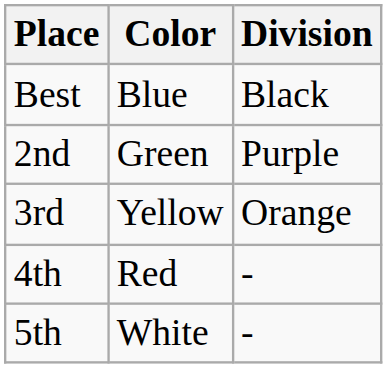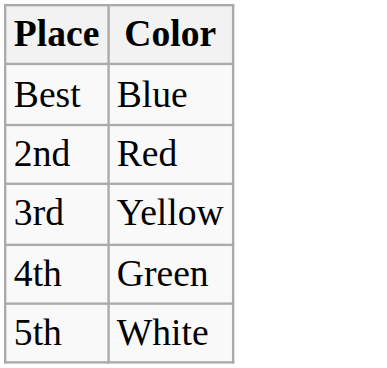- column: (307, 34)
(163, 153) Green -> (147, 153) Red
(147, 272) Red -> (163, 272) Green
